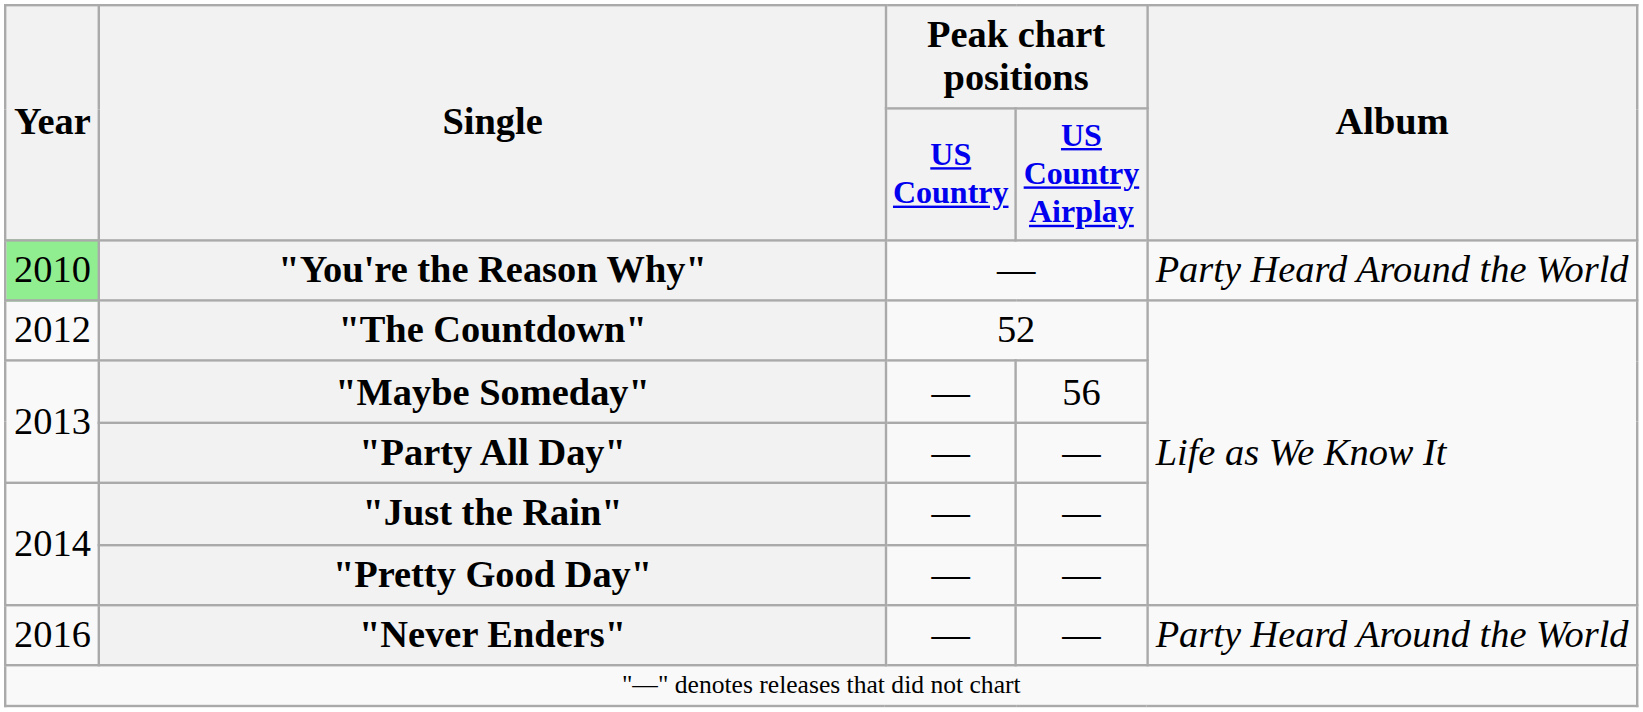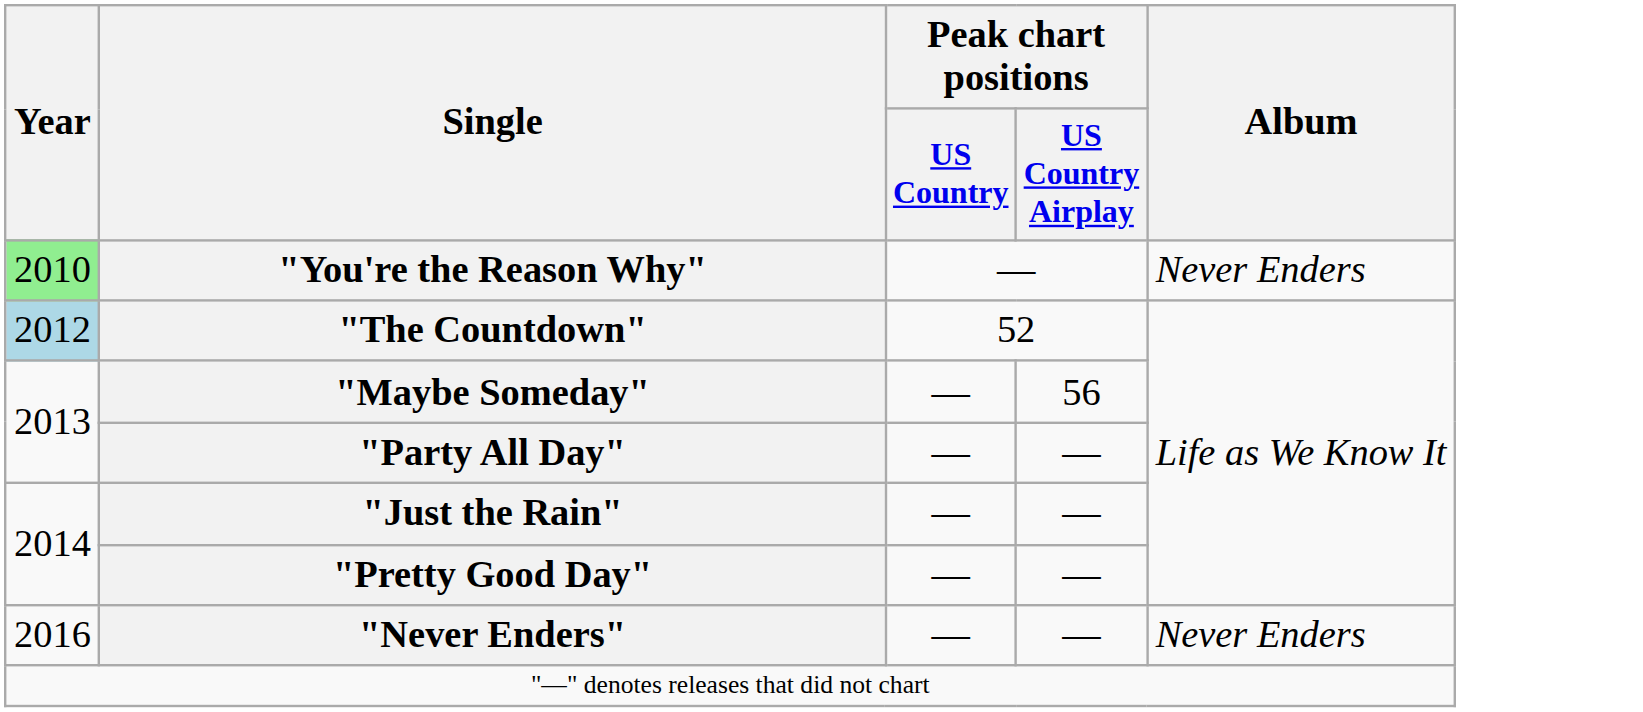(1392, 269) Party Heard Around the World -> (1261, 269) Never Enders
(52, 330) no background -> (52, 330) lightblue background
(1392, 634) Party Heard Around the World -> (1261, 634) Never Enders
